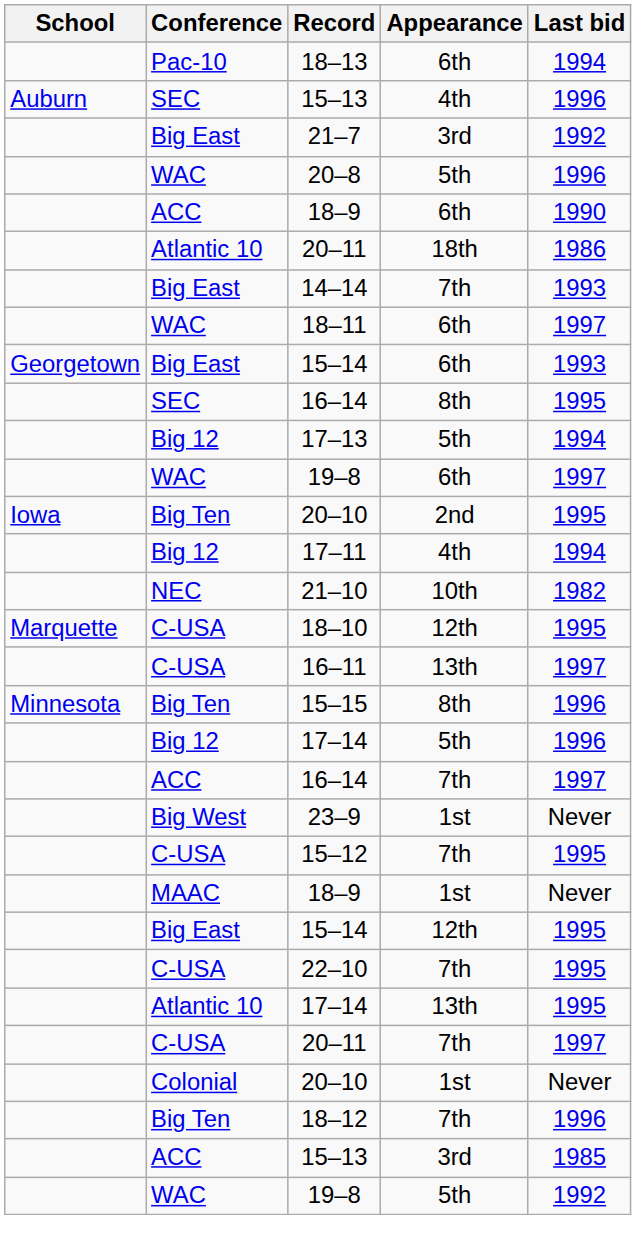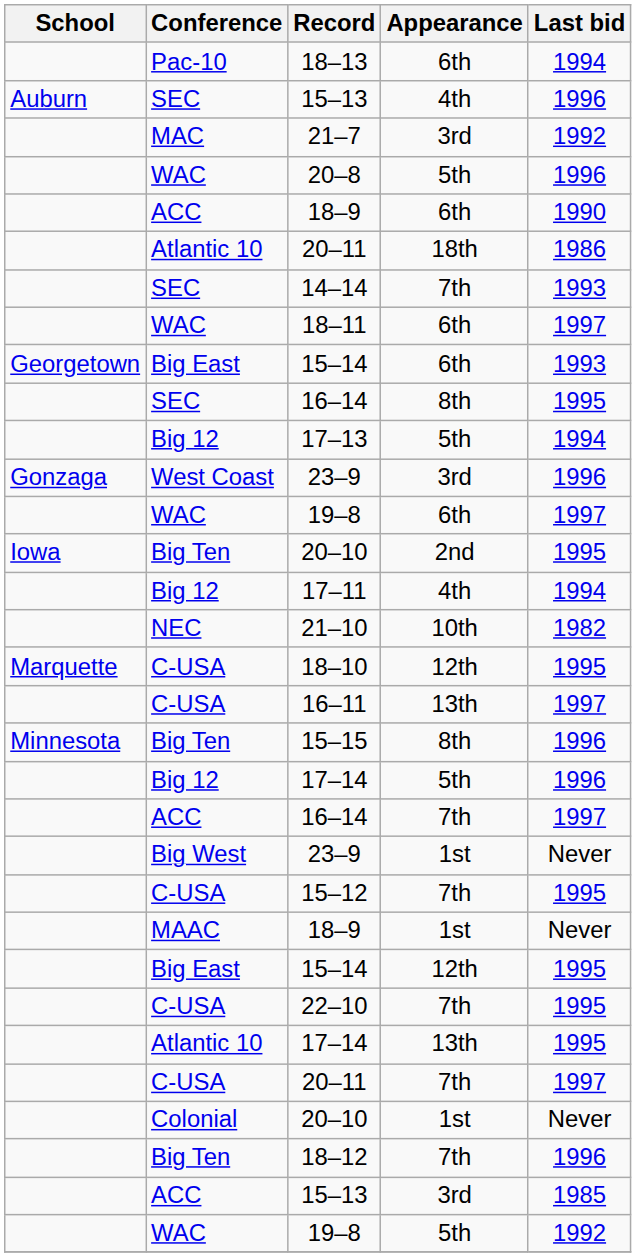(196, 136) Big East -> (178, 136) MAC
(196, 288) Big East -> (176, 288) SEC
+ row: (334, 477)
